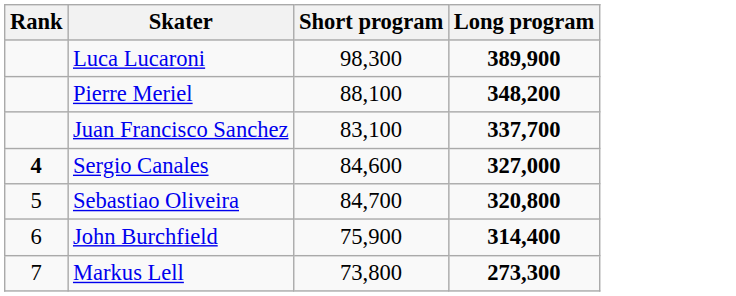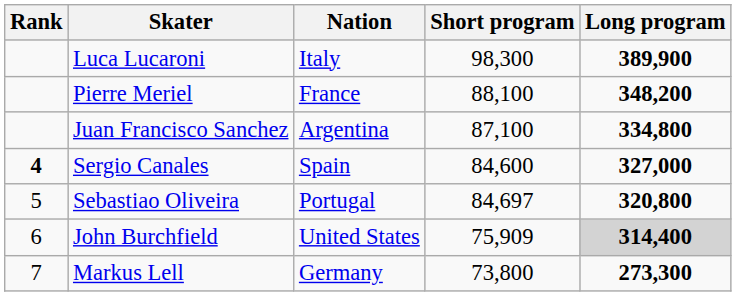+ column: (359, 22)
(371, 129) 83,100 -> (502, 129) 87,100
(524, 129) 337,700 -> (655, 129) 334,800
(371, 201) 84,700 -> (502, 201) 84,697
(371, 237) 75,900 -> (502, 237) 75,909
(524, 237) no background -> (655, 237) lightgrey background
